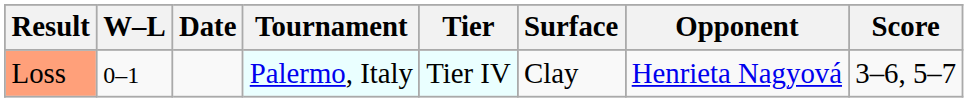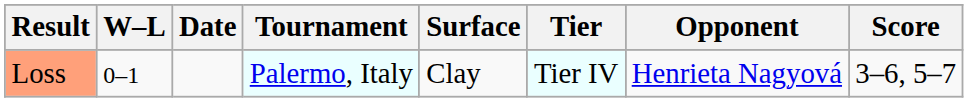columns swapped: (468, 27) <-> (571, 27)
